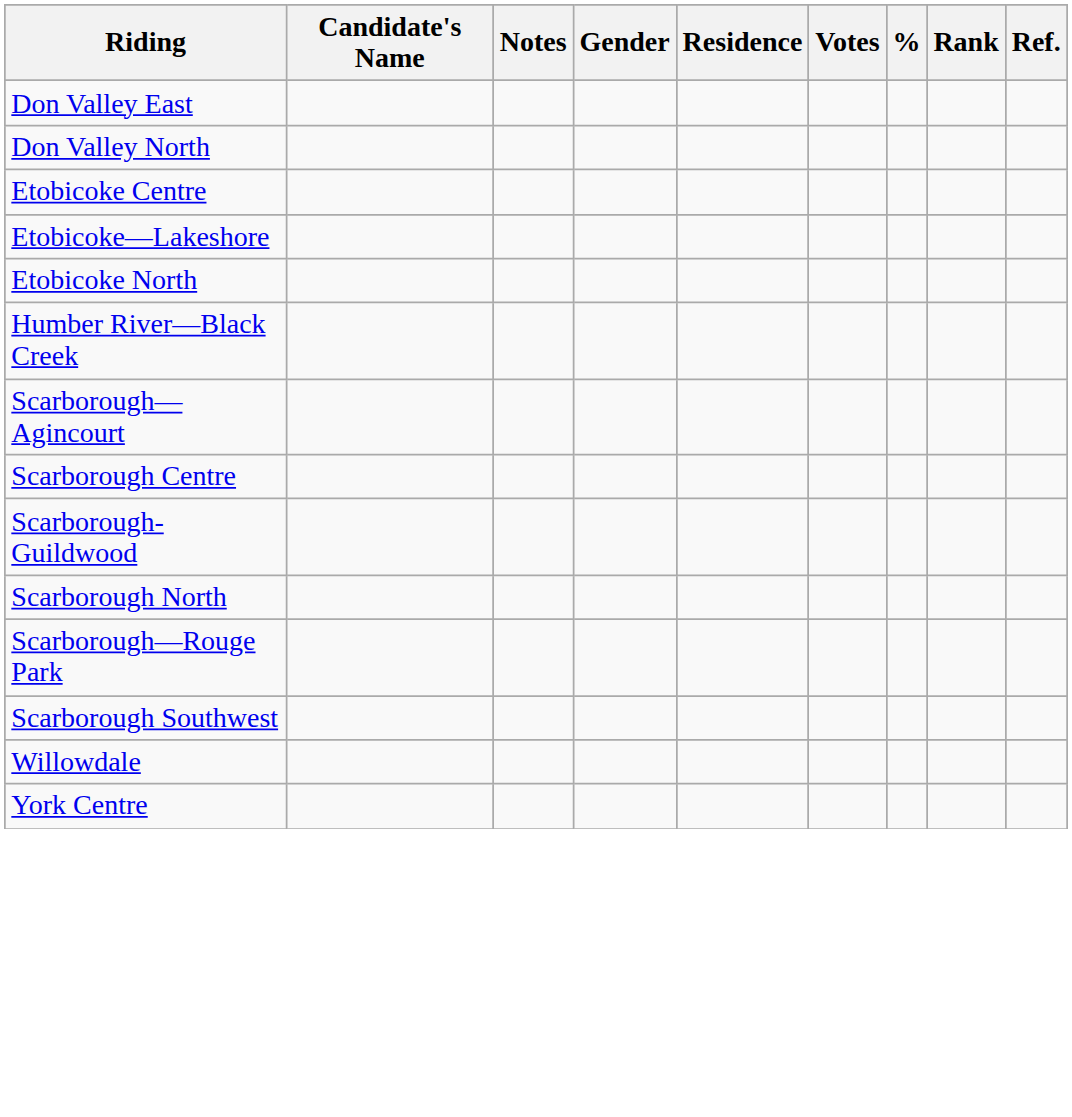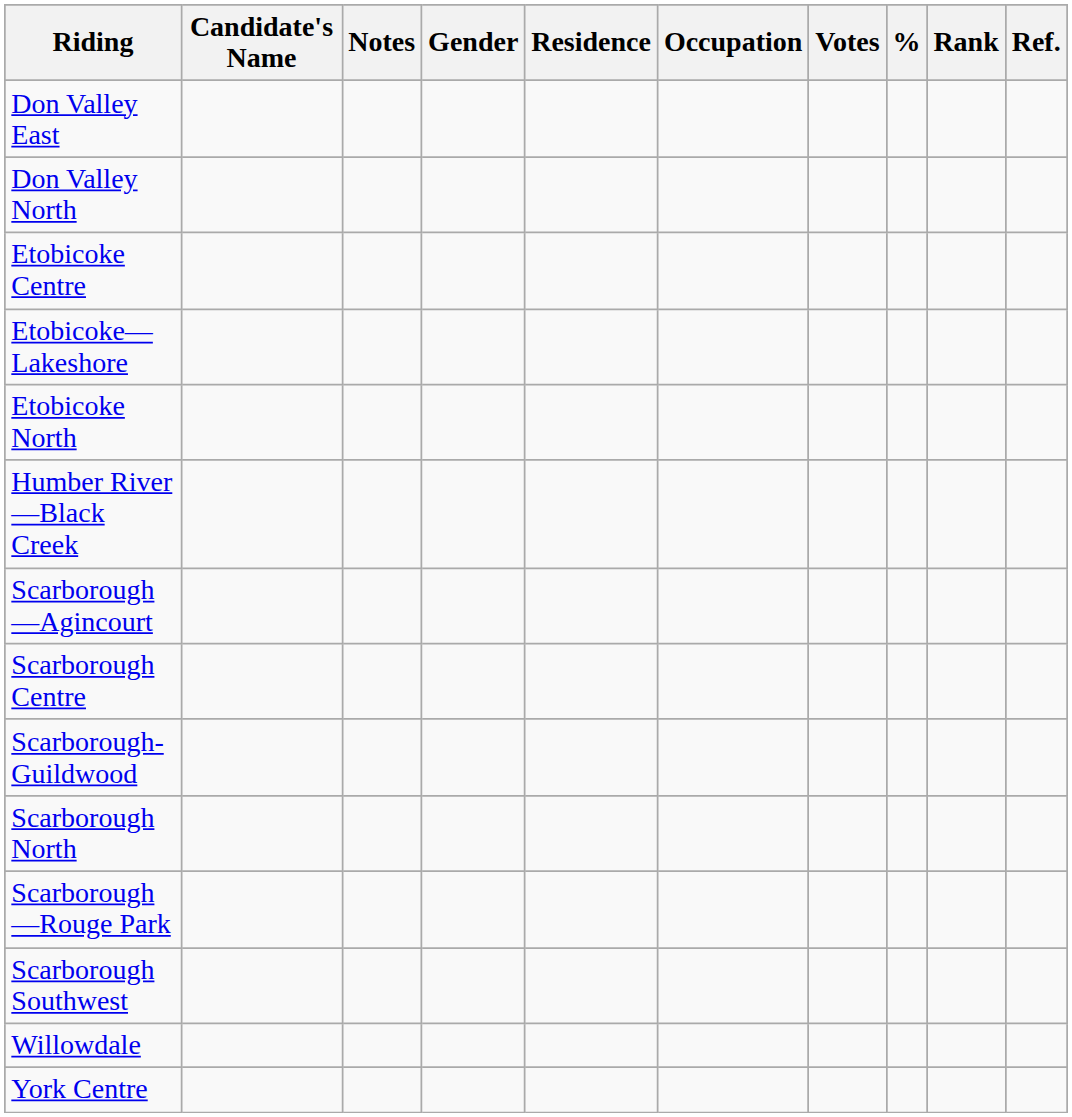+ column: (733, 42)
